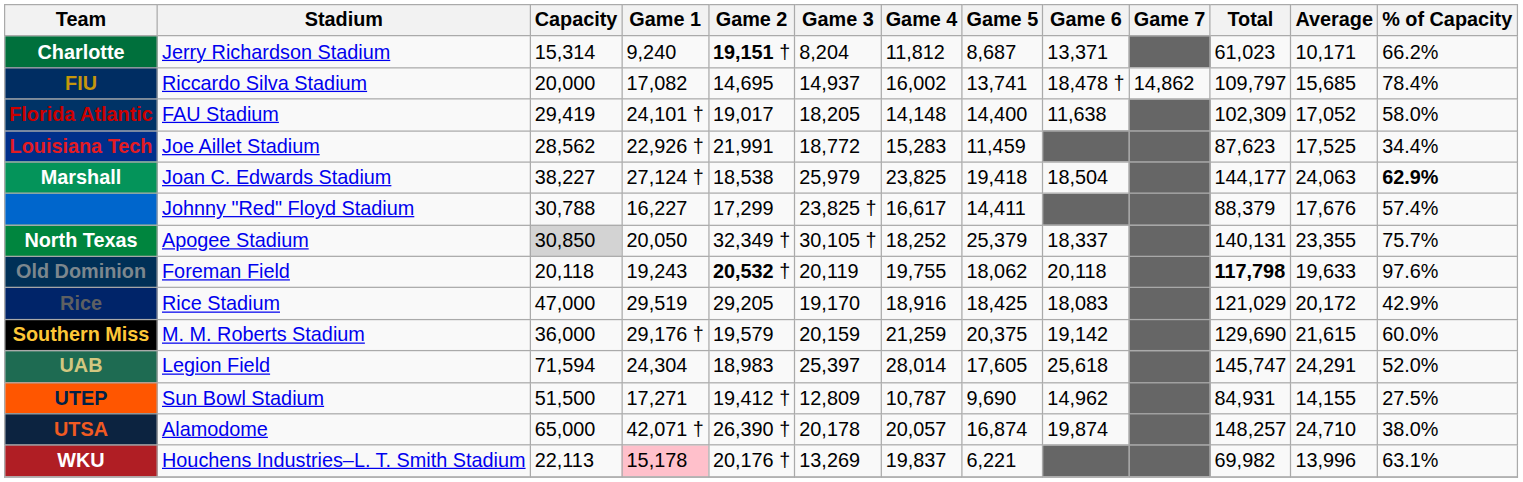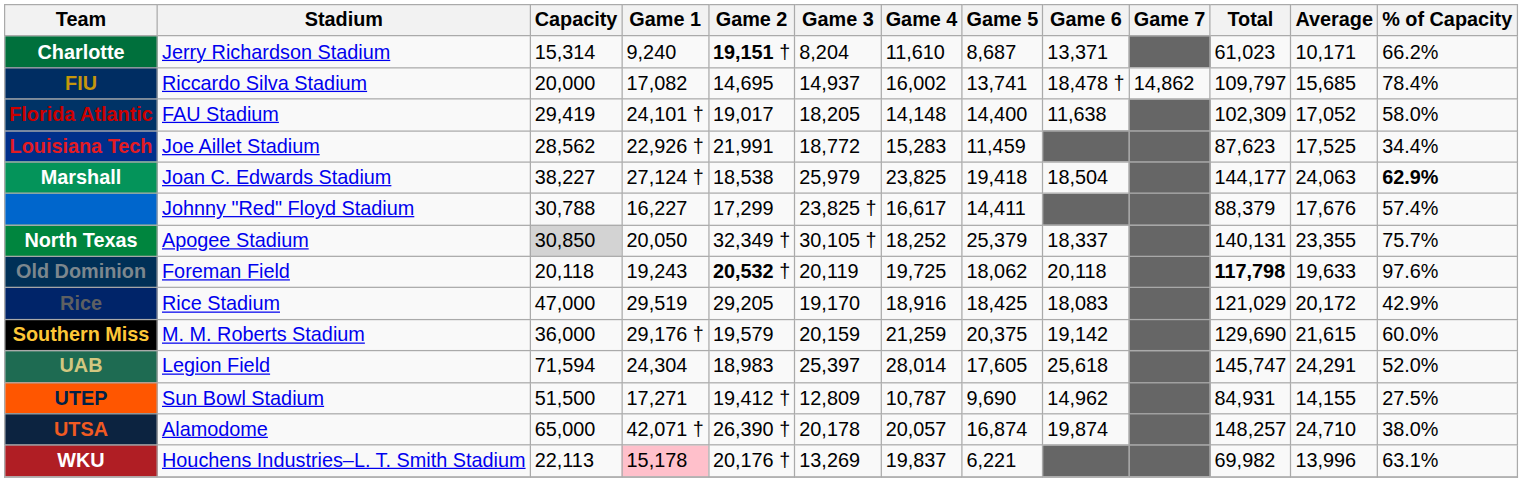(915, 51) 11,812 -> (915, 51) 11,610
(916, 271) 19,755 -> (916, 271) 19,725
